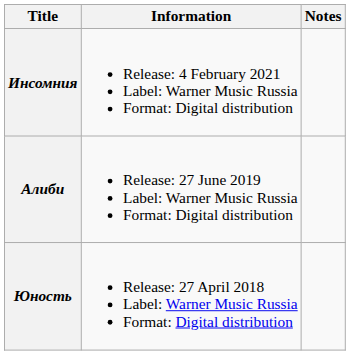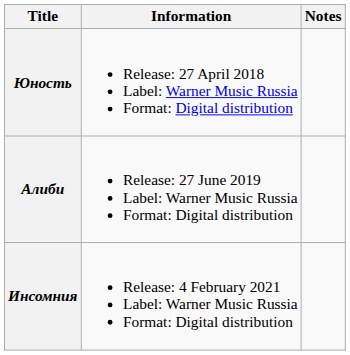rows swapped: (43, 296) <-> (43, 82)
